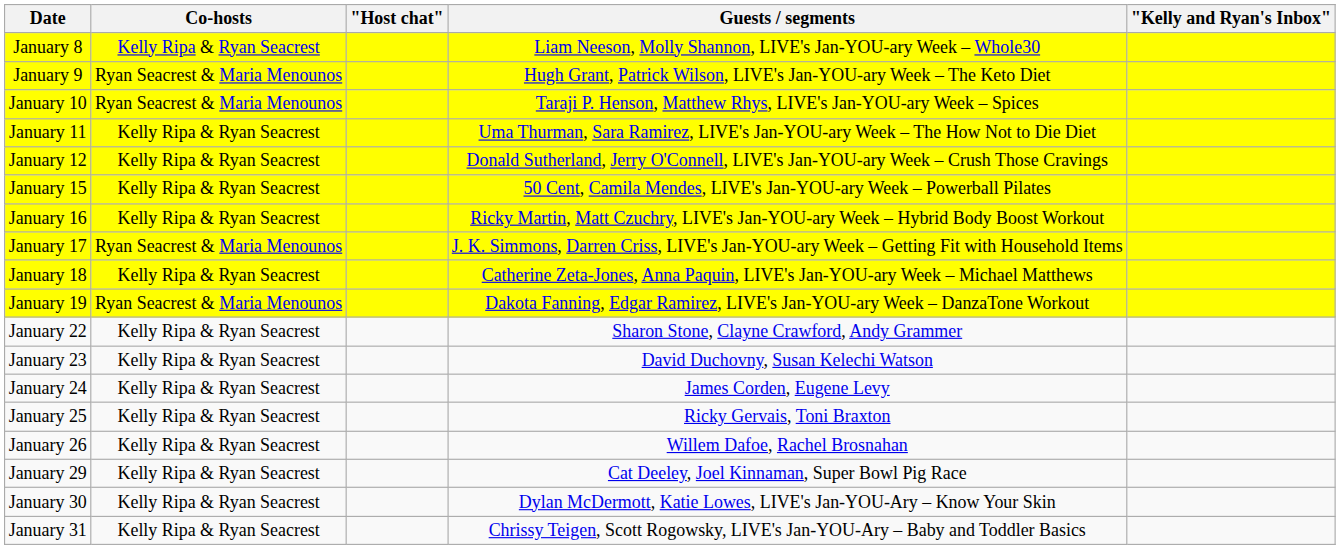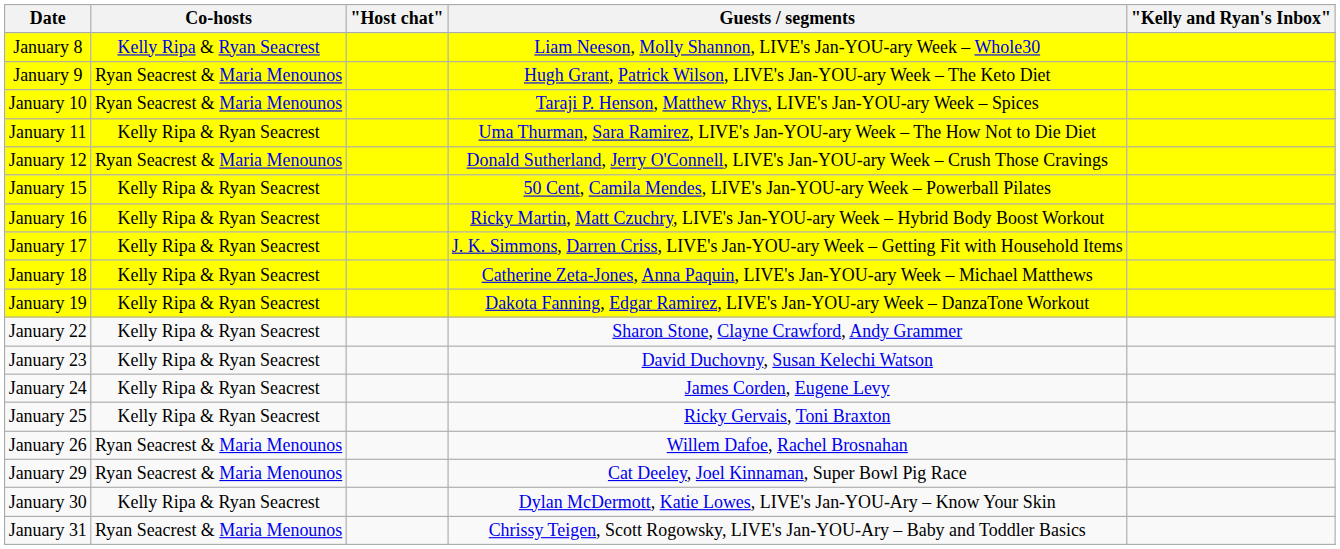(219, 160) Kelly Ripa & Ryan Seacrest -> (219, 160) Ryan Seacrest & Maria Menounos
(219, 246) Ryan Seacrest & Maria Menounos -> (219, 246) Kelly Ripa & Ryan Seacrest
(219, 302) Ryan Seacrest & Maria Menounos -> (219, 302) Kelly Ripa & Ryan Seacrest
(219, 445) Kelly Ripa & Ryan Seacrest -> (219, 445) Ryan Seacrest & Maria Menounos
(219, 473) Kelly Ripa & Ryan Seacrest -> (219, 473) Ryan Seacrest & Maria Menounos
(219, 530) Kelly Ripa & Ryan Seacrest -> (219, 530) Ryan Seacrest & Maria Menounos
